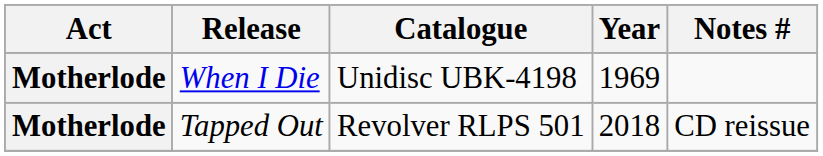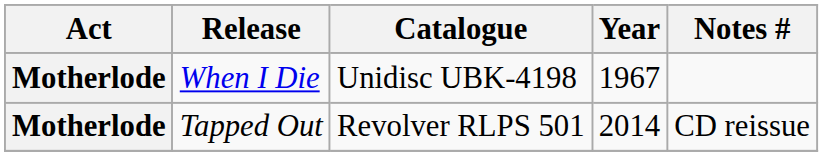(629, 77) 1969 -> (629, 77) 1967
(629, 126) 2018 -> (629, 126) 2014
